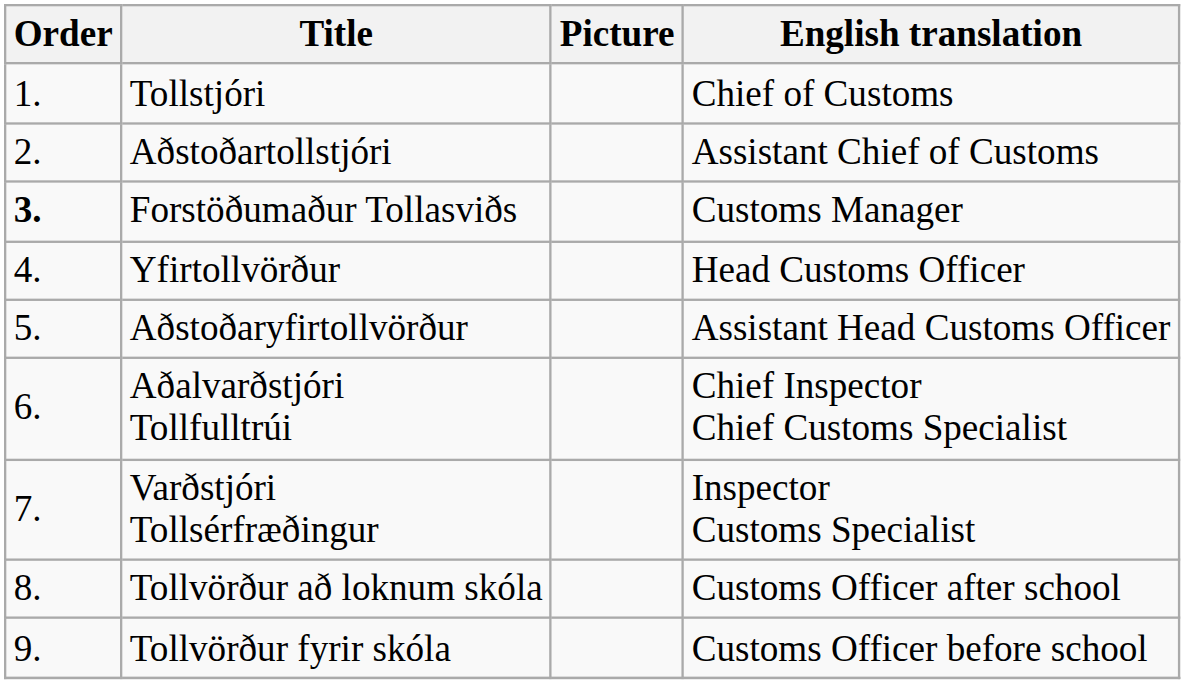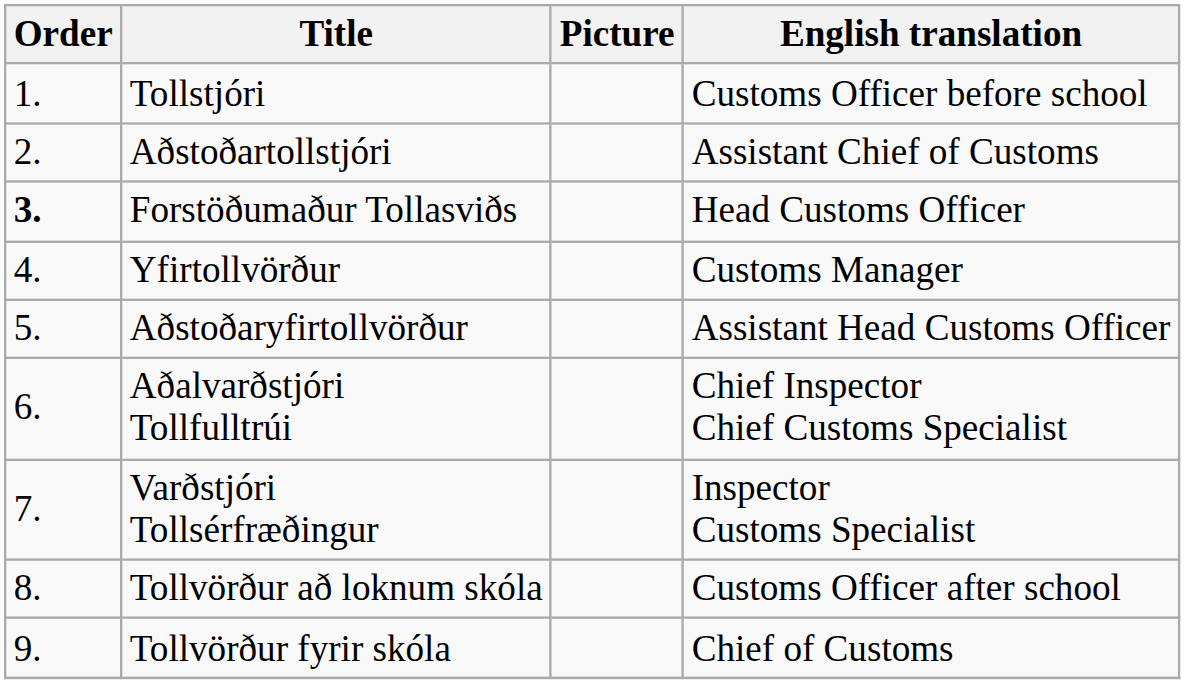(823, 92) Chief of Customs -> (920, 92) Customs Officer before school
(827, 210) Customs Manager -> (858, 210) Head Customs Officer
(858, 269) Head Customs Officer -> (827, 269) Customs Manager
(920, 647) Customs Officer before school -> (823, 647) Chief of Customs
